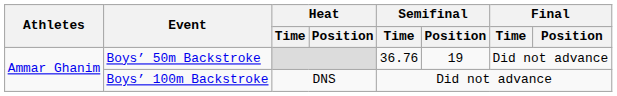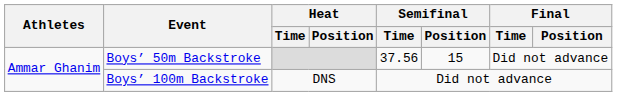(399, 58) 36.76 -> (399, 58) 37.56
(455, 58) 19 -> (455, 58) 15
